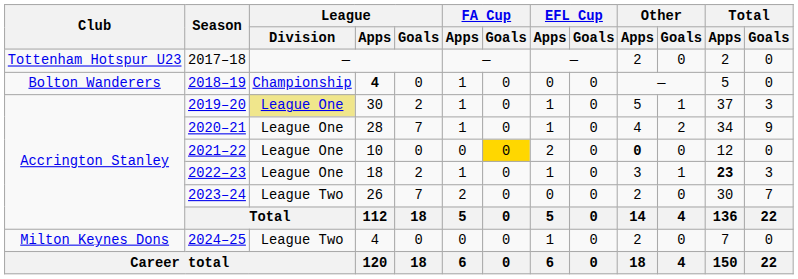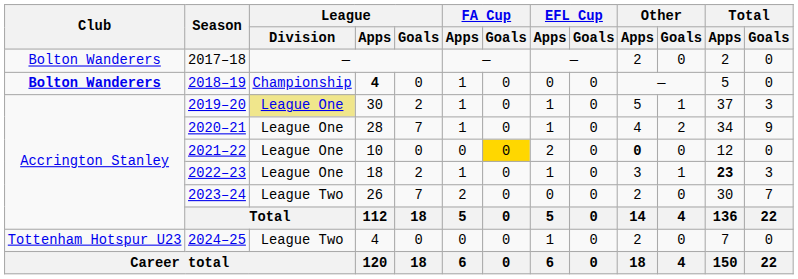(95, 61) Tottenham Hotspur U23 -> (95, 61) Bolton Wanderers
(95, 83) normal -> (95, 83) bold
(95, 240) Milton Keynes Dons -> (95, 240) Tottenham Hotspur U23
